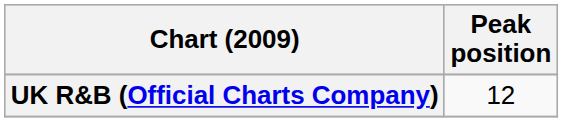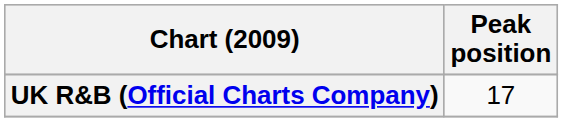(501, 95) 12 -> (501, 95) 17
